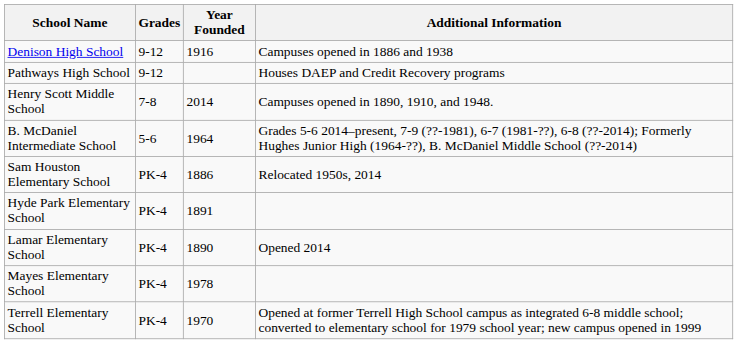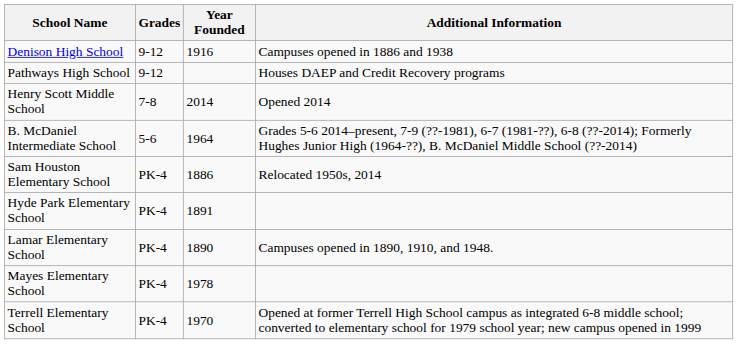(376, 101) Campuses opened in 1890, 1910, and 1948. -> (294, 101) Opened 2014
(294, 247) Opened 2014 -> (376, 247) Campuses opened in 1890, 1910, and 1948.
